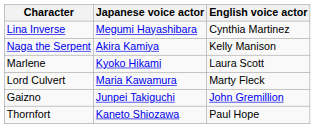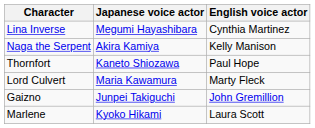rows swapped: (26, 64) <-> (29, 115)
